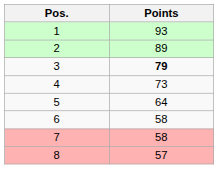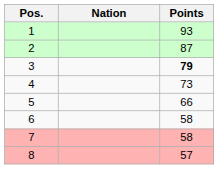+ column: (109, 13)
(161, 48) 89 -> (187, 48) 87
(161, 102) 64 -> (187, 102) 66
